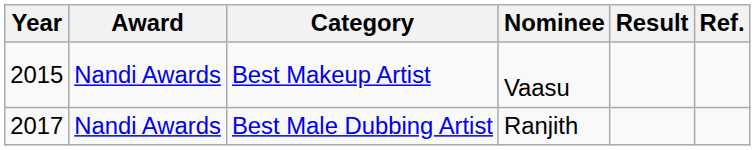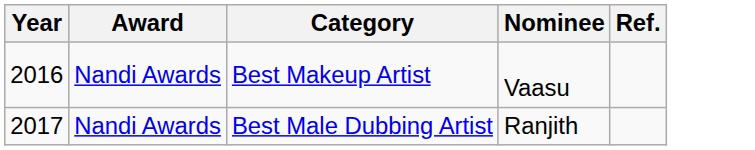- column: (652, 23)
(37, 74) 2015 -> (37, 74) 2016
